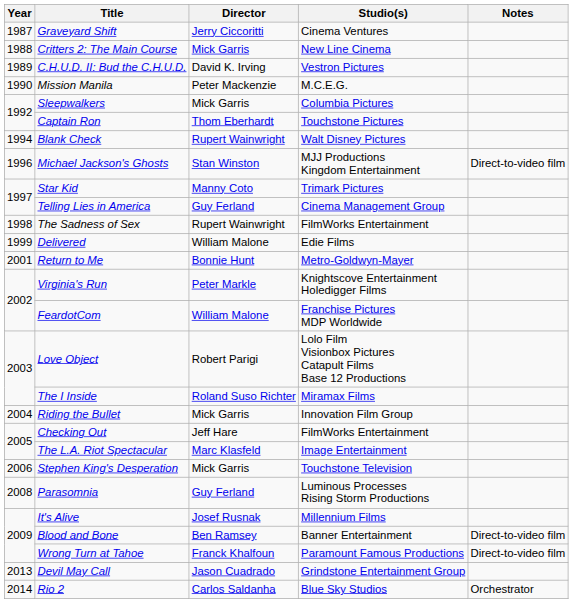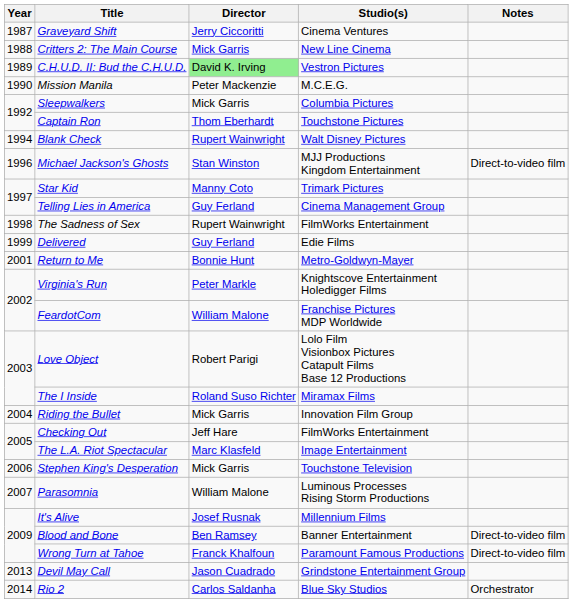(229, 67) no background -> (229, 67) lightgreen background
(230, 242) William Malone -> (223, 242) Guy Ferland
(20, 492) 2008 -> (20, 492) 2007
(223, 492) Guy Ferland -> (230, 492) William Malone
